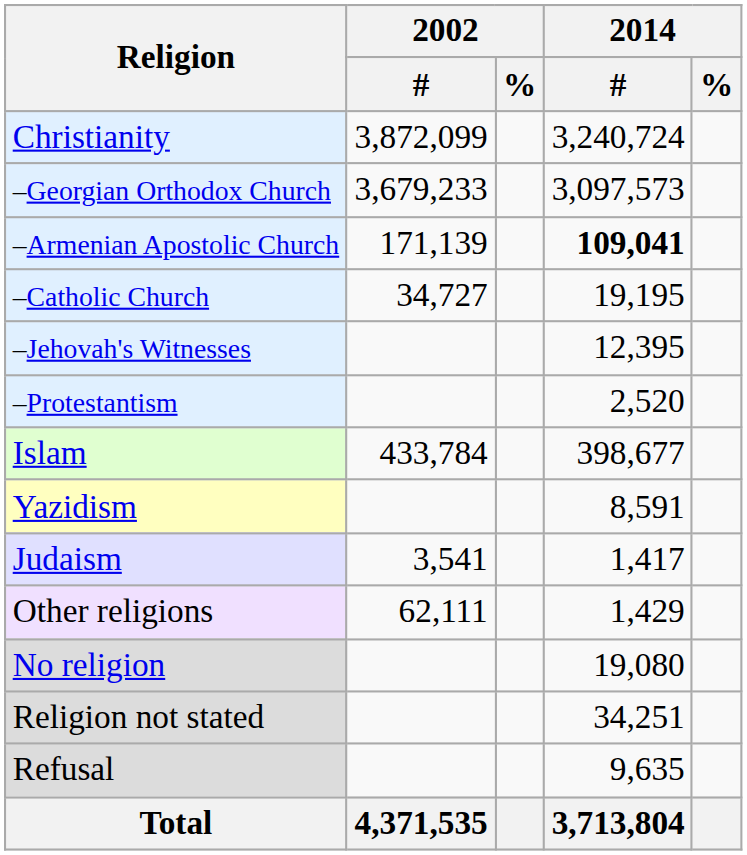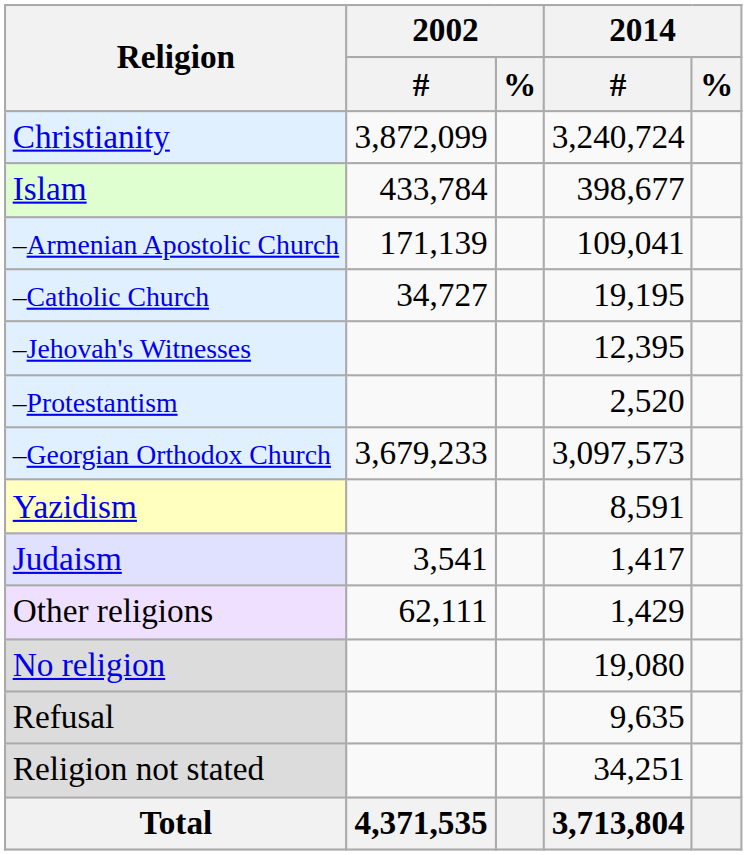rows swapped: (172, 191) <-> (50, 453)
(631, 242) bold -> (631, 242) normal
rows swapped: (64, 769) <-> (138, 717)
